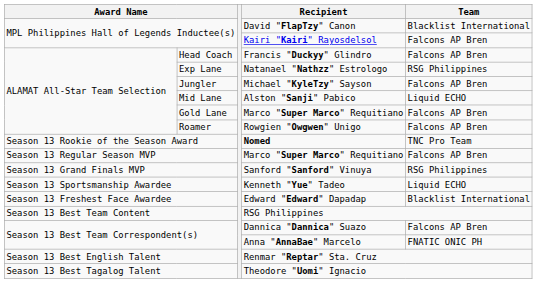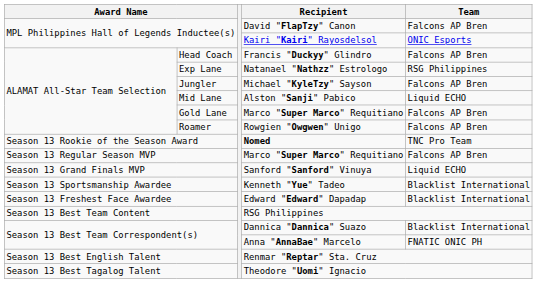(469, 26) Blacklist International -> (448, 26) Falcons AP Bren
(448, 40) Falcons AP Bren -> (440, 40) ONIC Esports
(448, 170) RSG Philippines -> (437, 170) Liquid ECHO
(437, 184) Liquid ECHO -> (469, 184) Blacklist International
(448, 228) Falcons AP Bren -> (469, 228) Blacklist International
